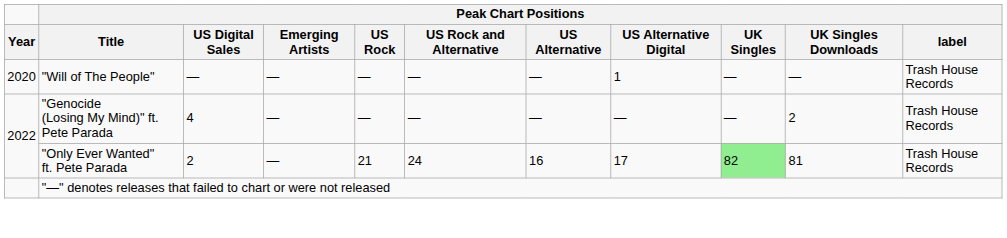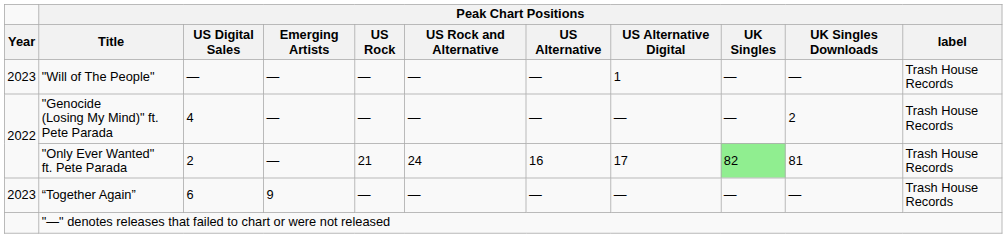(22, 76) 2020 -> (22, 76) 2023
+ row: (89, 195)
